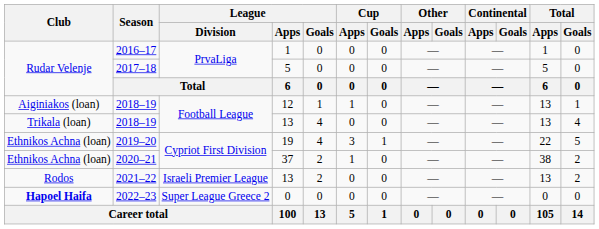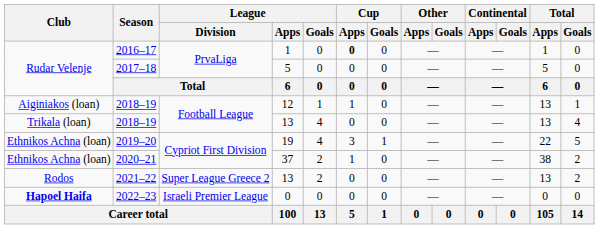(352, 50) normal -> (352, 50) bold
(216, 178) Israeli Premier League -> (216, 178) Super League Greece 2
(216, 196) Super League Greece 2 -> (216, 196) Israeli Premier League
